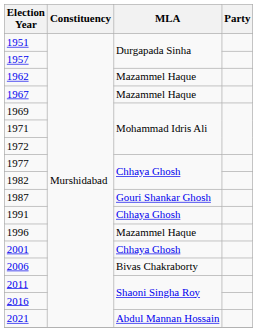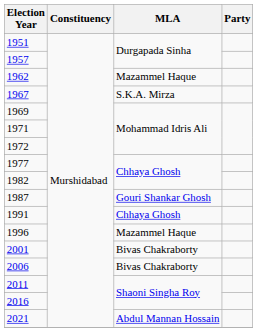(156, 94) Mazammel Haque -> (145, 94) S.K.A. Mirza
(148, 249) Chhaya Ghosh -> (157, 249) Bivas Chakraborty
